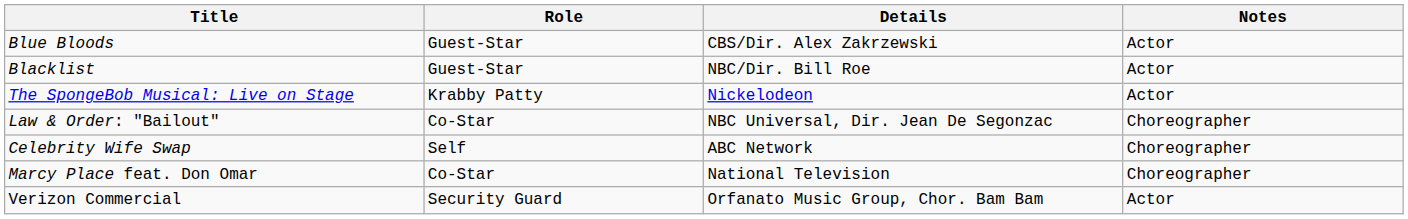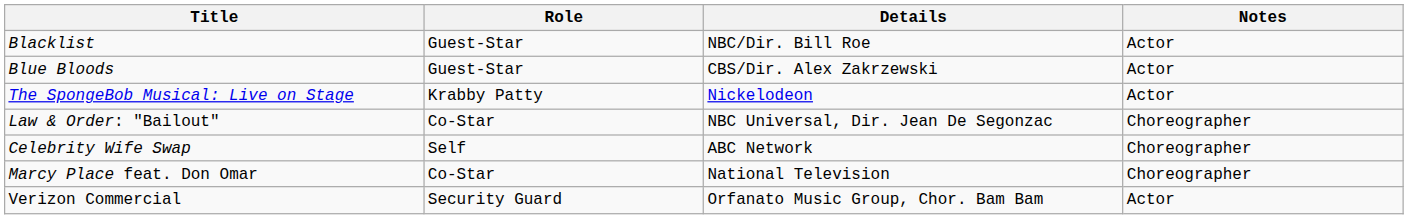rows swapped: (52, 70) <-> (61, 44)
